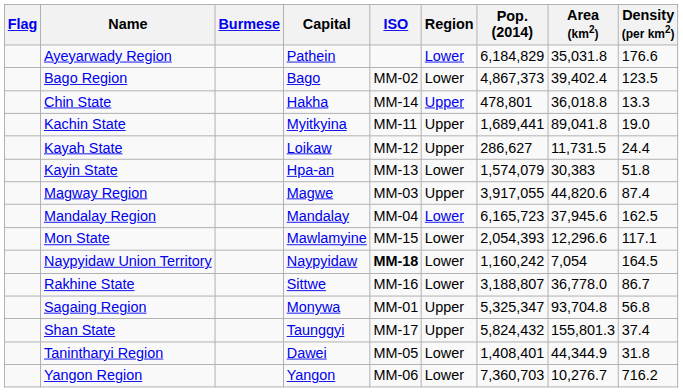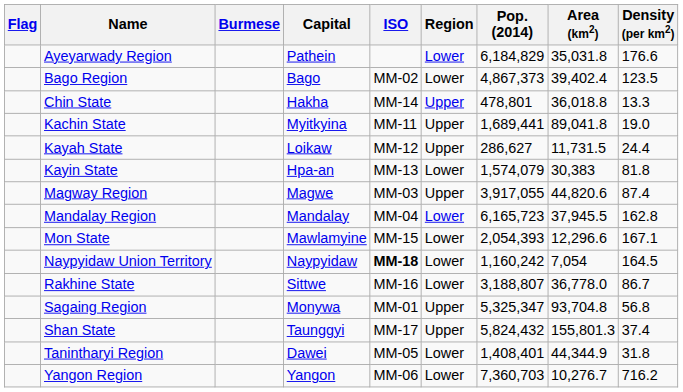(636, 170) 51.8 -> (636, 170) 81.8
(579, 216) 37,945.6 -> (579, 216) 37,945.5
(640, 216) 162.5 -> (640, 216) 162.8
(639, 238) 117.1 -> (640, 238) 167.1
